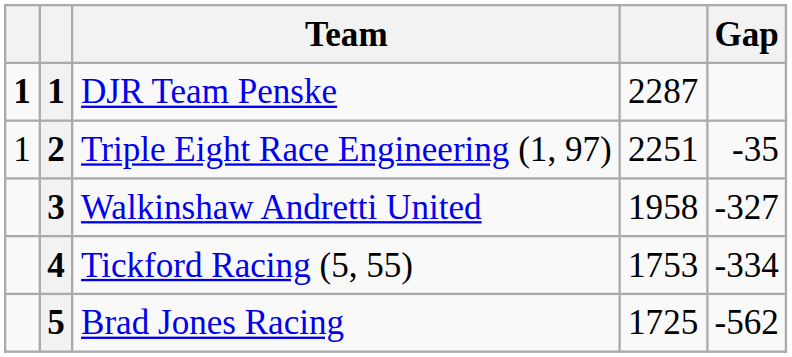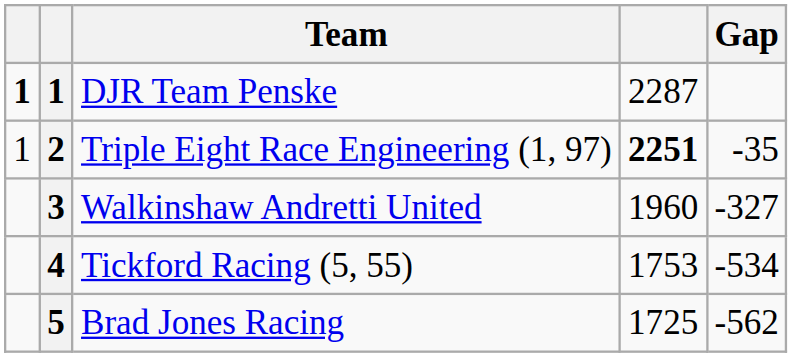(663, 149) normal -> (663, 149) bold
(663, 207) 1958 -> (663, 207) 1960
(747, 265) -334 -> (747, 265) -534
